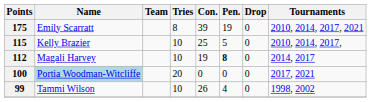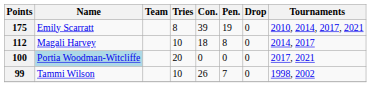- row: (20, 43)
(203, 58) 19 -> (203, 43) 18
(225, 58) bold -> (225, 43) normal
(225, 89) 4 -> (225, 74) 7
